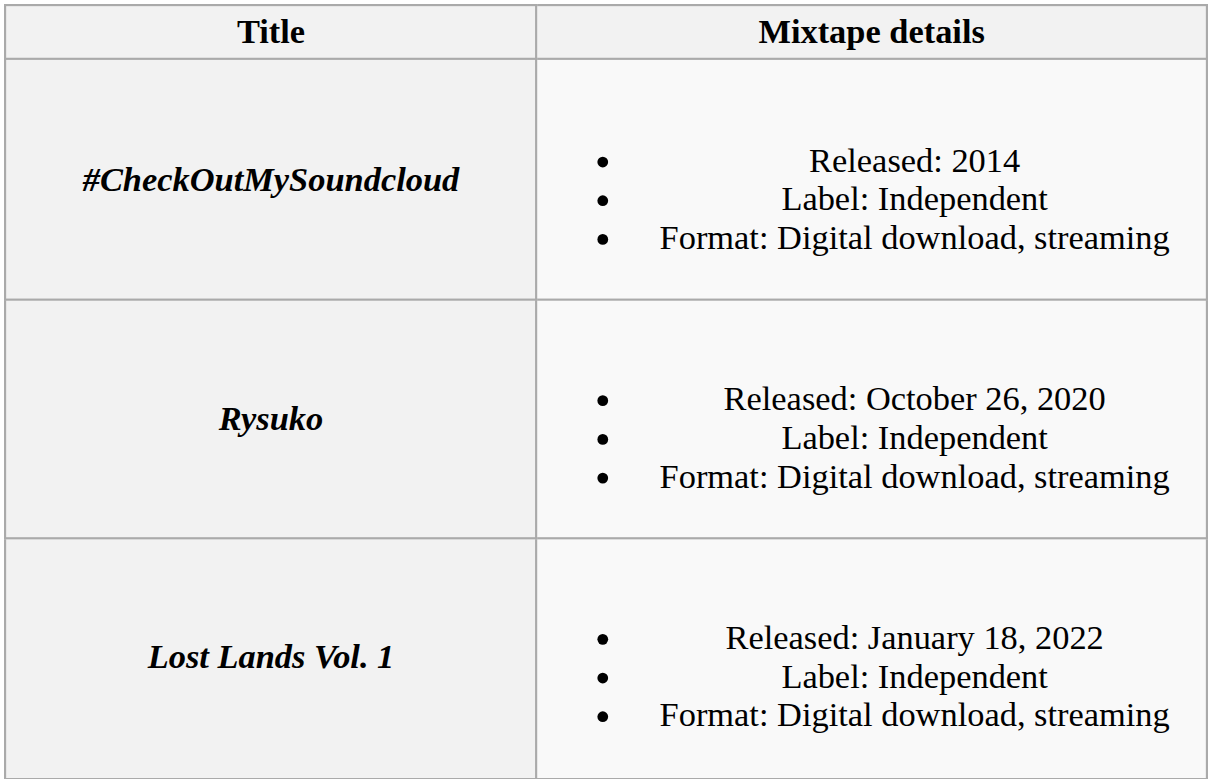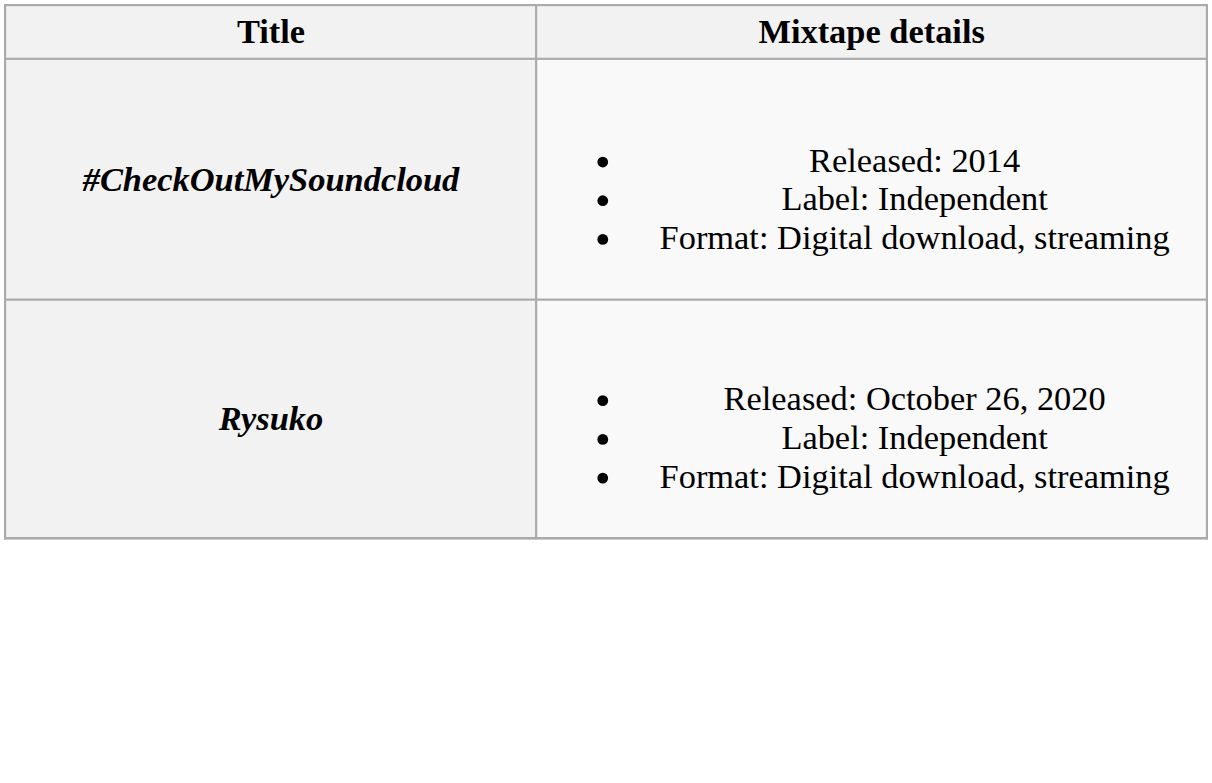- row: (271, 657)
